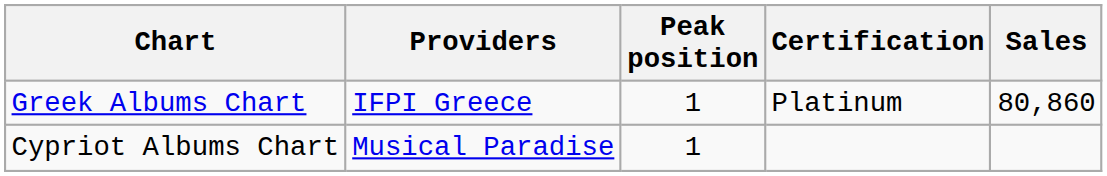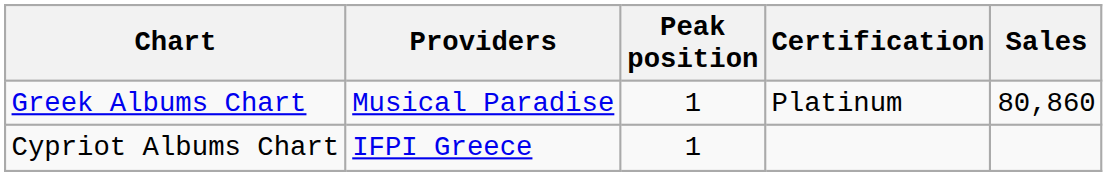(442, 103) IFPI Greece -> (483, 103) Musical Paradise
(483, 148) Musical Paradise -> (442, 148) IFPI Greece
